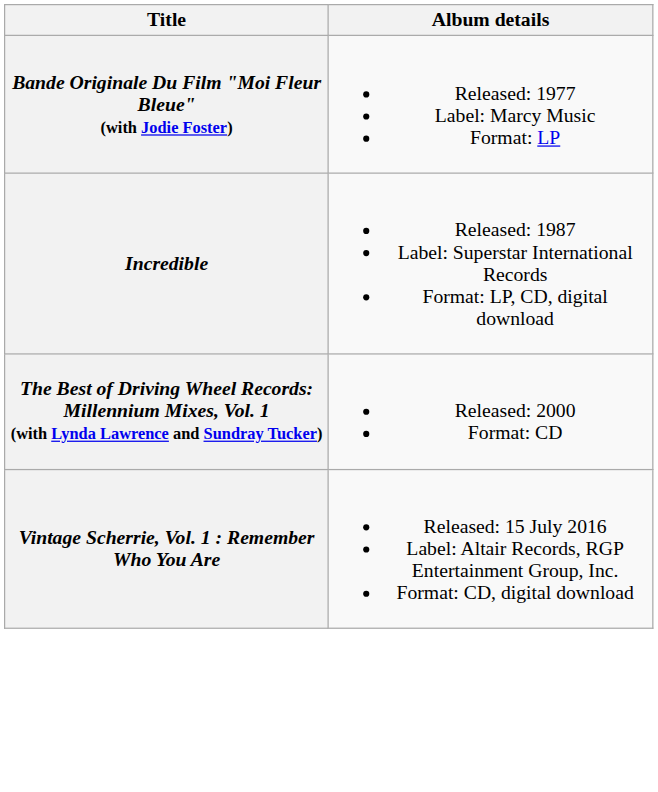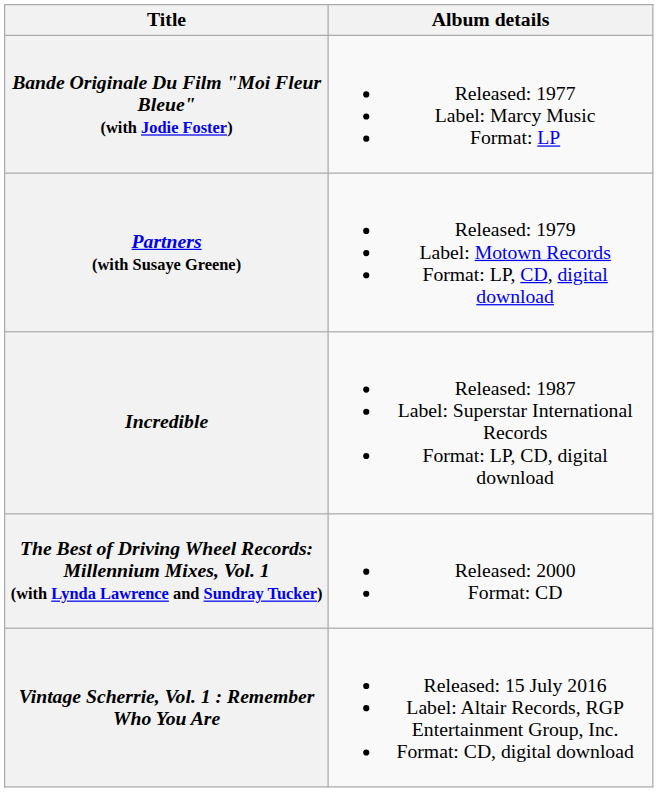+ row: (167, 252)
